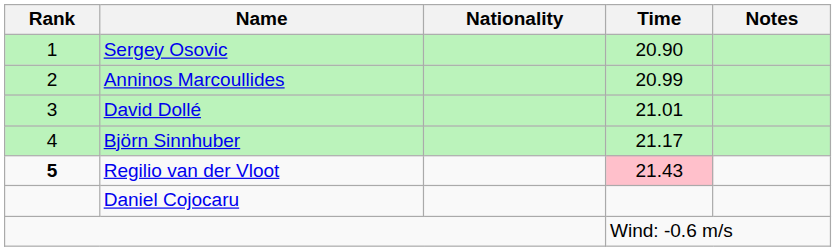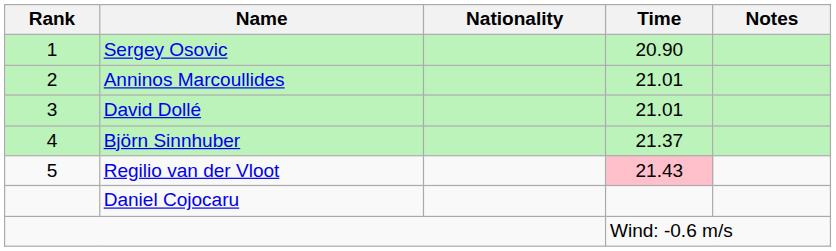(659, 79) 20.99 -> (659, 79) 21.01
(659, 140) 21.17 -> (659, 140) 21.37
(52, 170) bold -> (52, 170) normal
